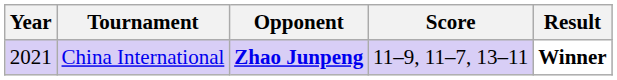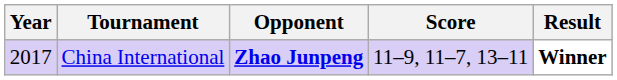(31, 56) 2021 -> (31, 56) 2017
